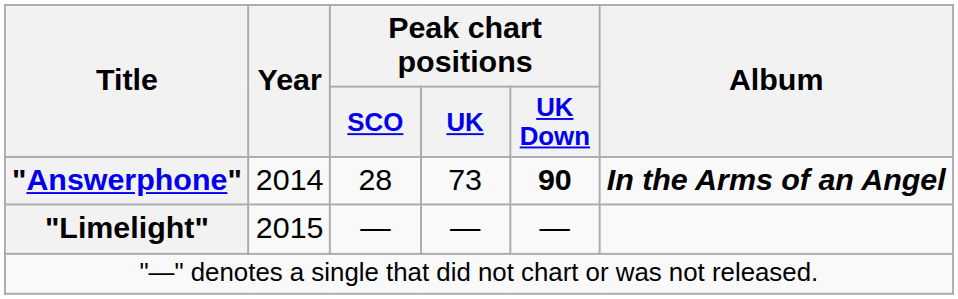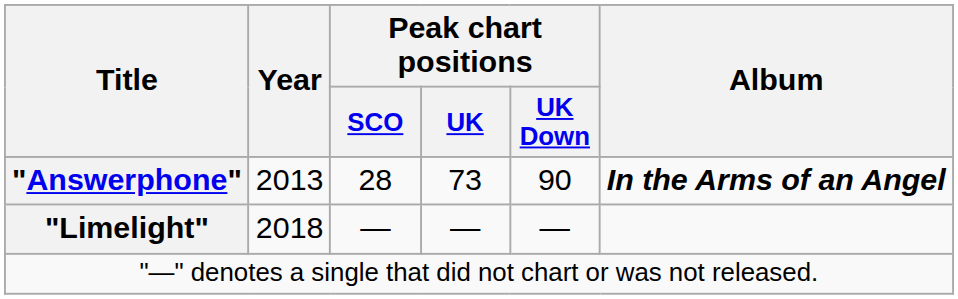(290, 180) 2014 -> (290, 180) 2013
(555, 180) bold -> (555, 180) normal
(290, 228) 2015 -> (290, 228) 2018
